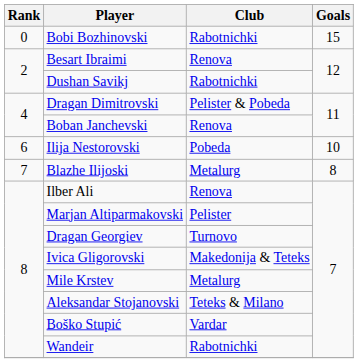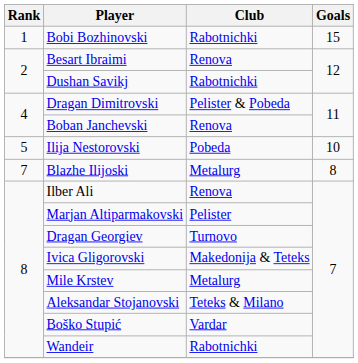(24, 37) 0 -> (24, 37) 1
(24, 147) 6 -> (24, 147) 5
